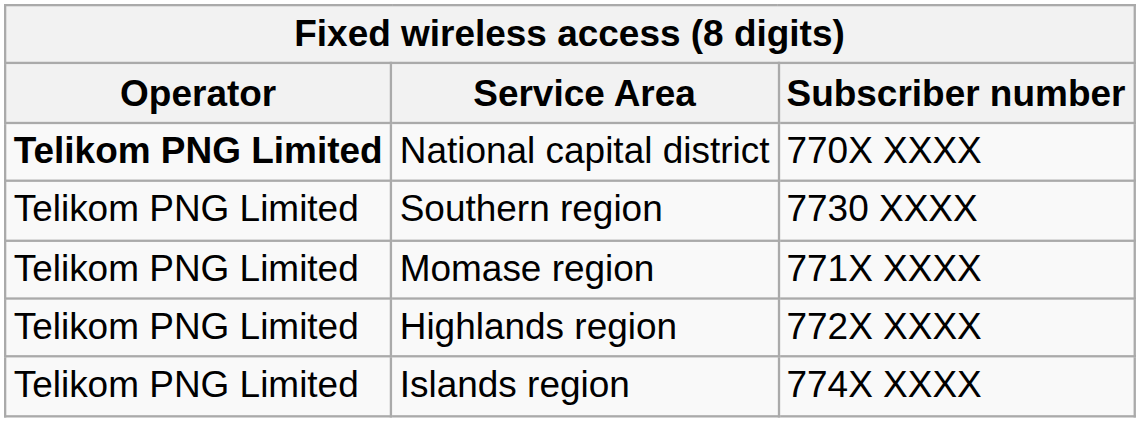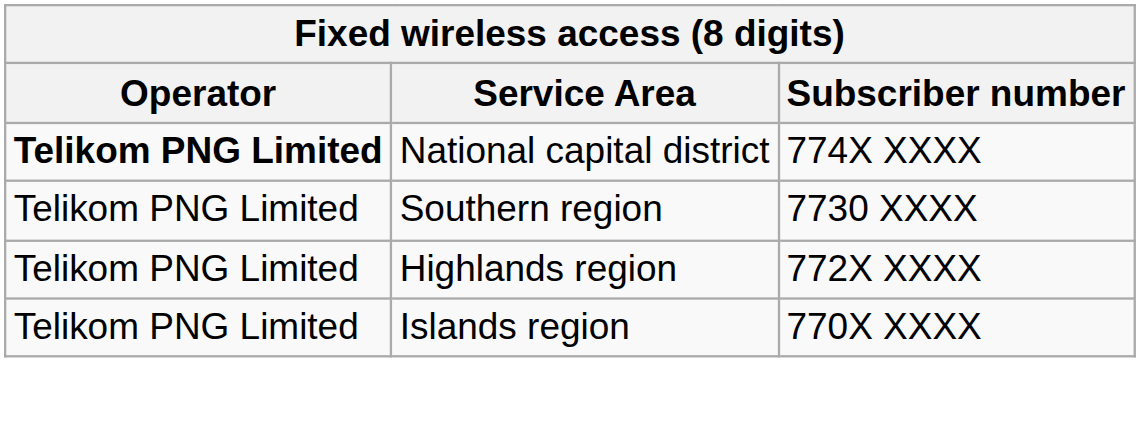(884, 151) 770X XXXX -> (884, 151) 774X XXXX
- row: (527, 268)
(884, 385) 774X XXXX -> (884, 326) 770X XXXX
